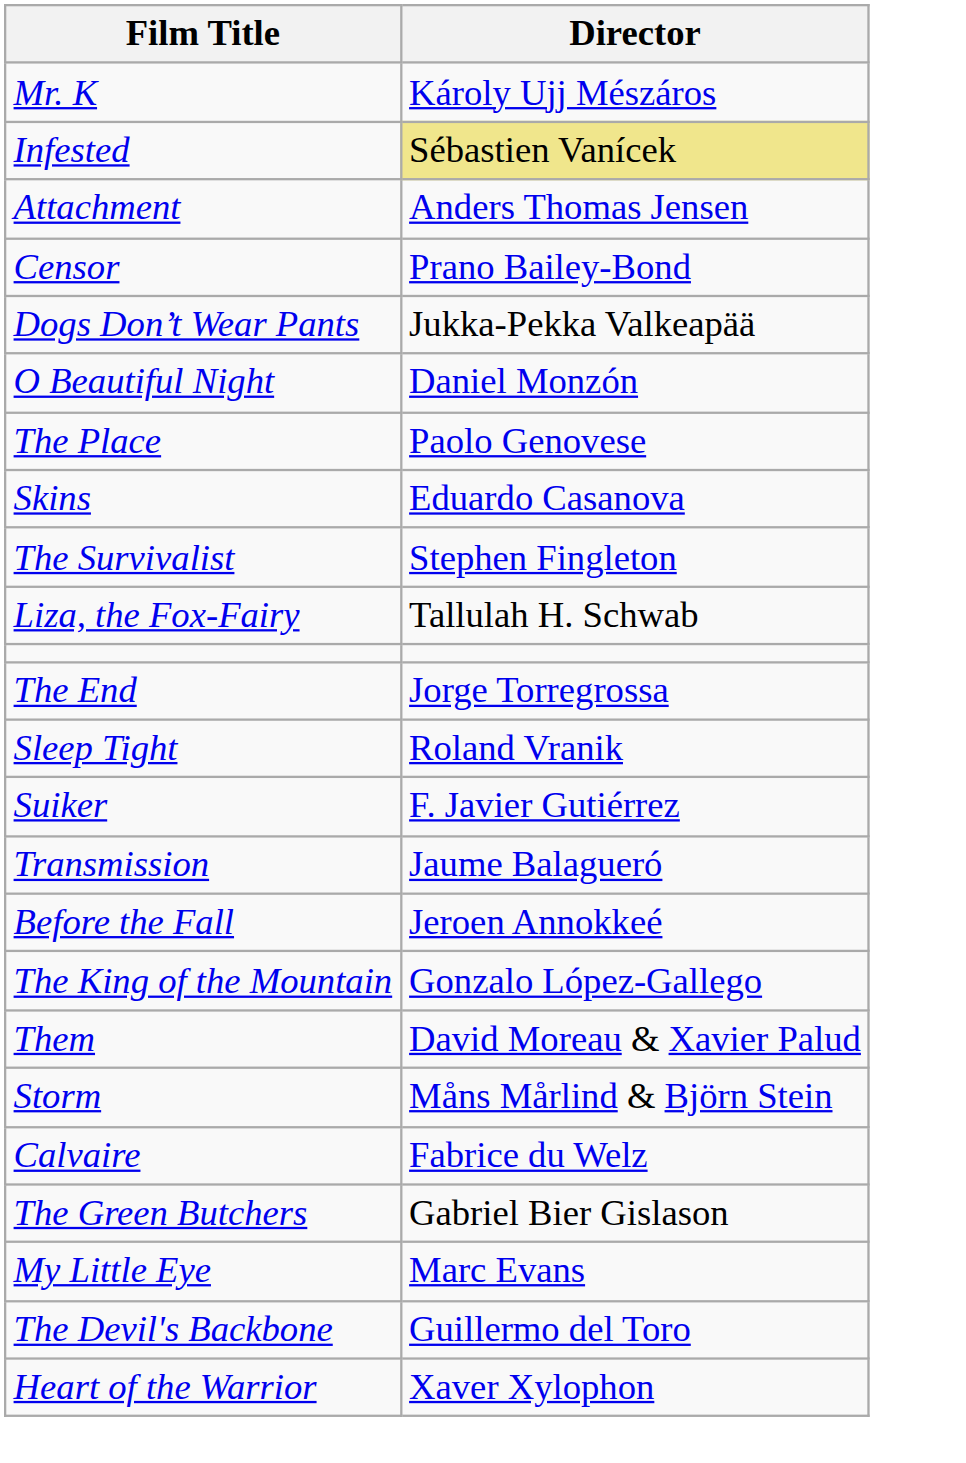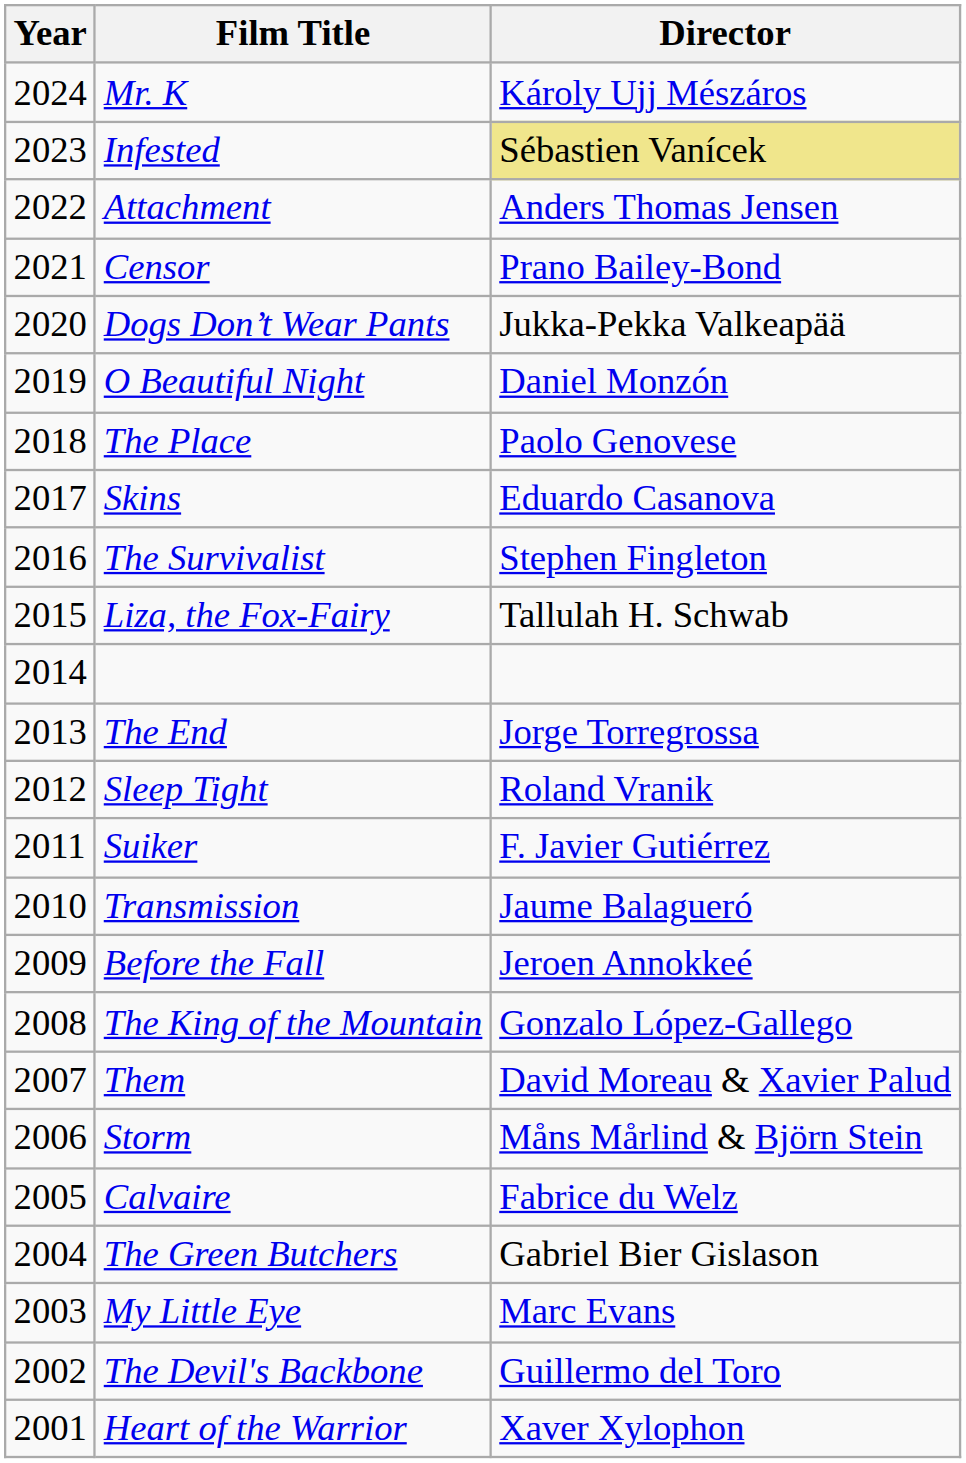+ column: (50, 33)
